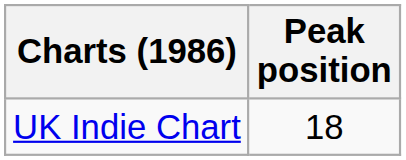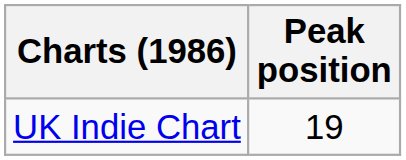(324, 126) 18 -> (324, 126) 19
